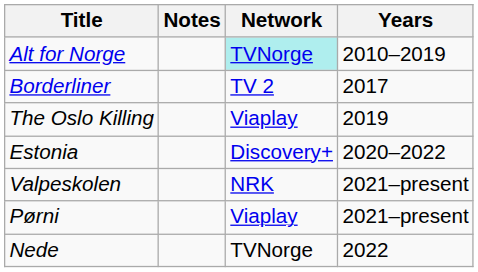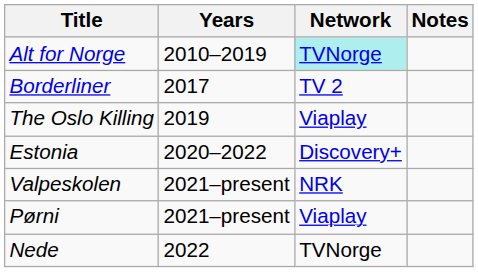columns swapped: (406, 20) <-> (192, 20)
